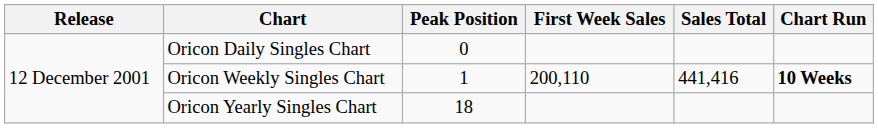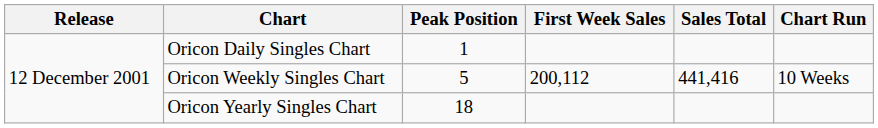(464, 48) 0 -> (464, 48) 1
(464, 78) 1 -> (464, 78) 5
(560, 78) 200,110 -> (560, 78) 200,112
(815, 78) bold -> (813, 78) normal
